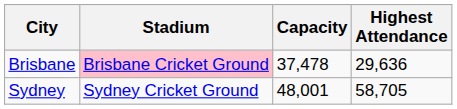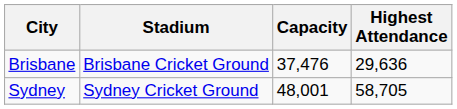(176, 63) pink background -> (176, 63) no background
(303, 63) 37,478 -> (303, 63) 37,476
